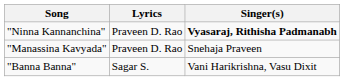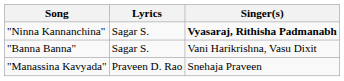(147, 31) Praveen D. Rao -> (130, 31) Sagar S.
rows swapped: (42, 66) <-> (57, 48)
